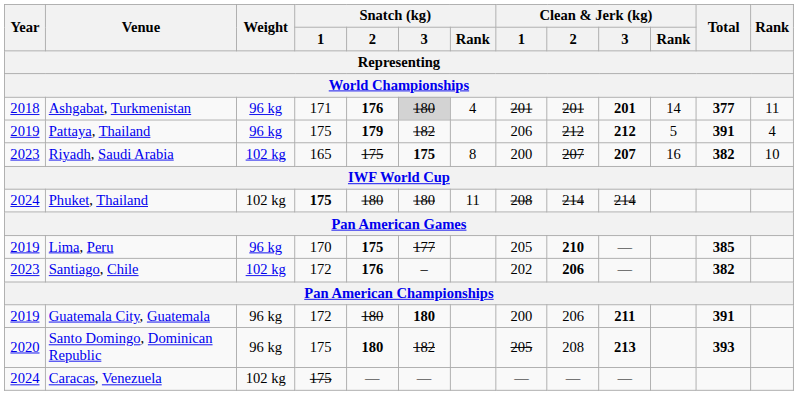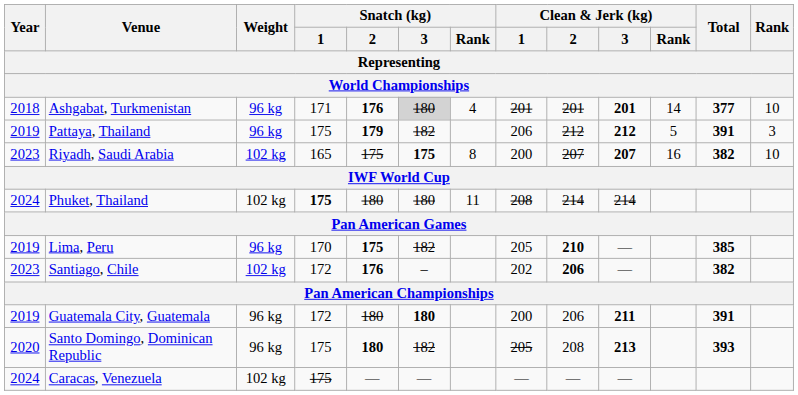(772, 108) 11 -> (772, 108) 10
(772, 131) 4 -> (772, 131) 3
(424, 246) 177 -> (424, 246) 182
